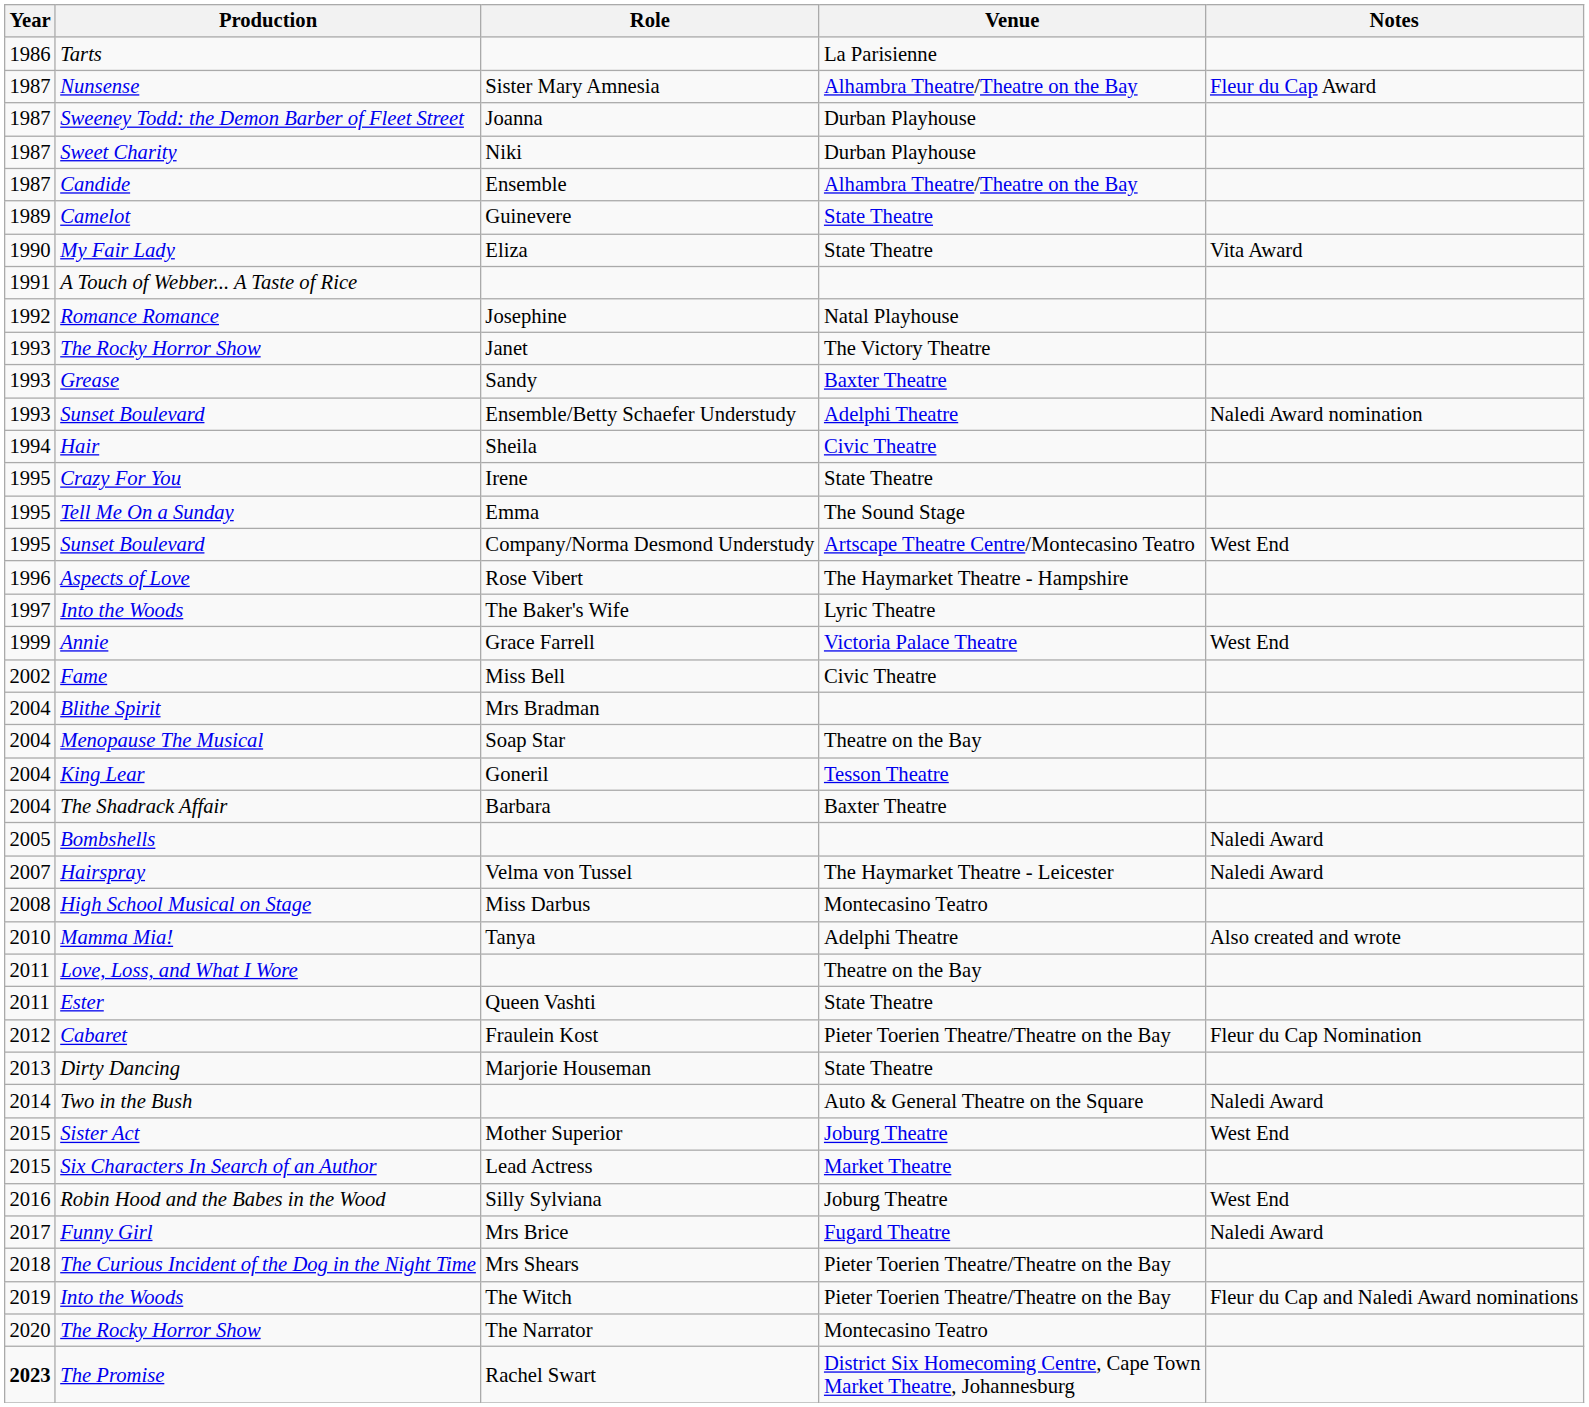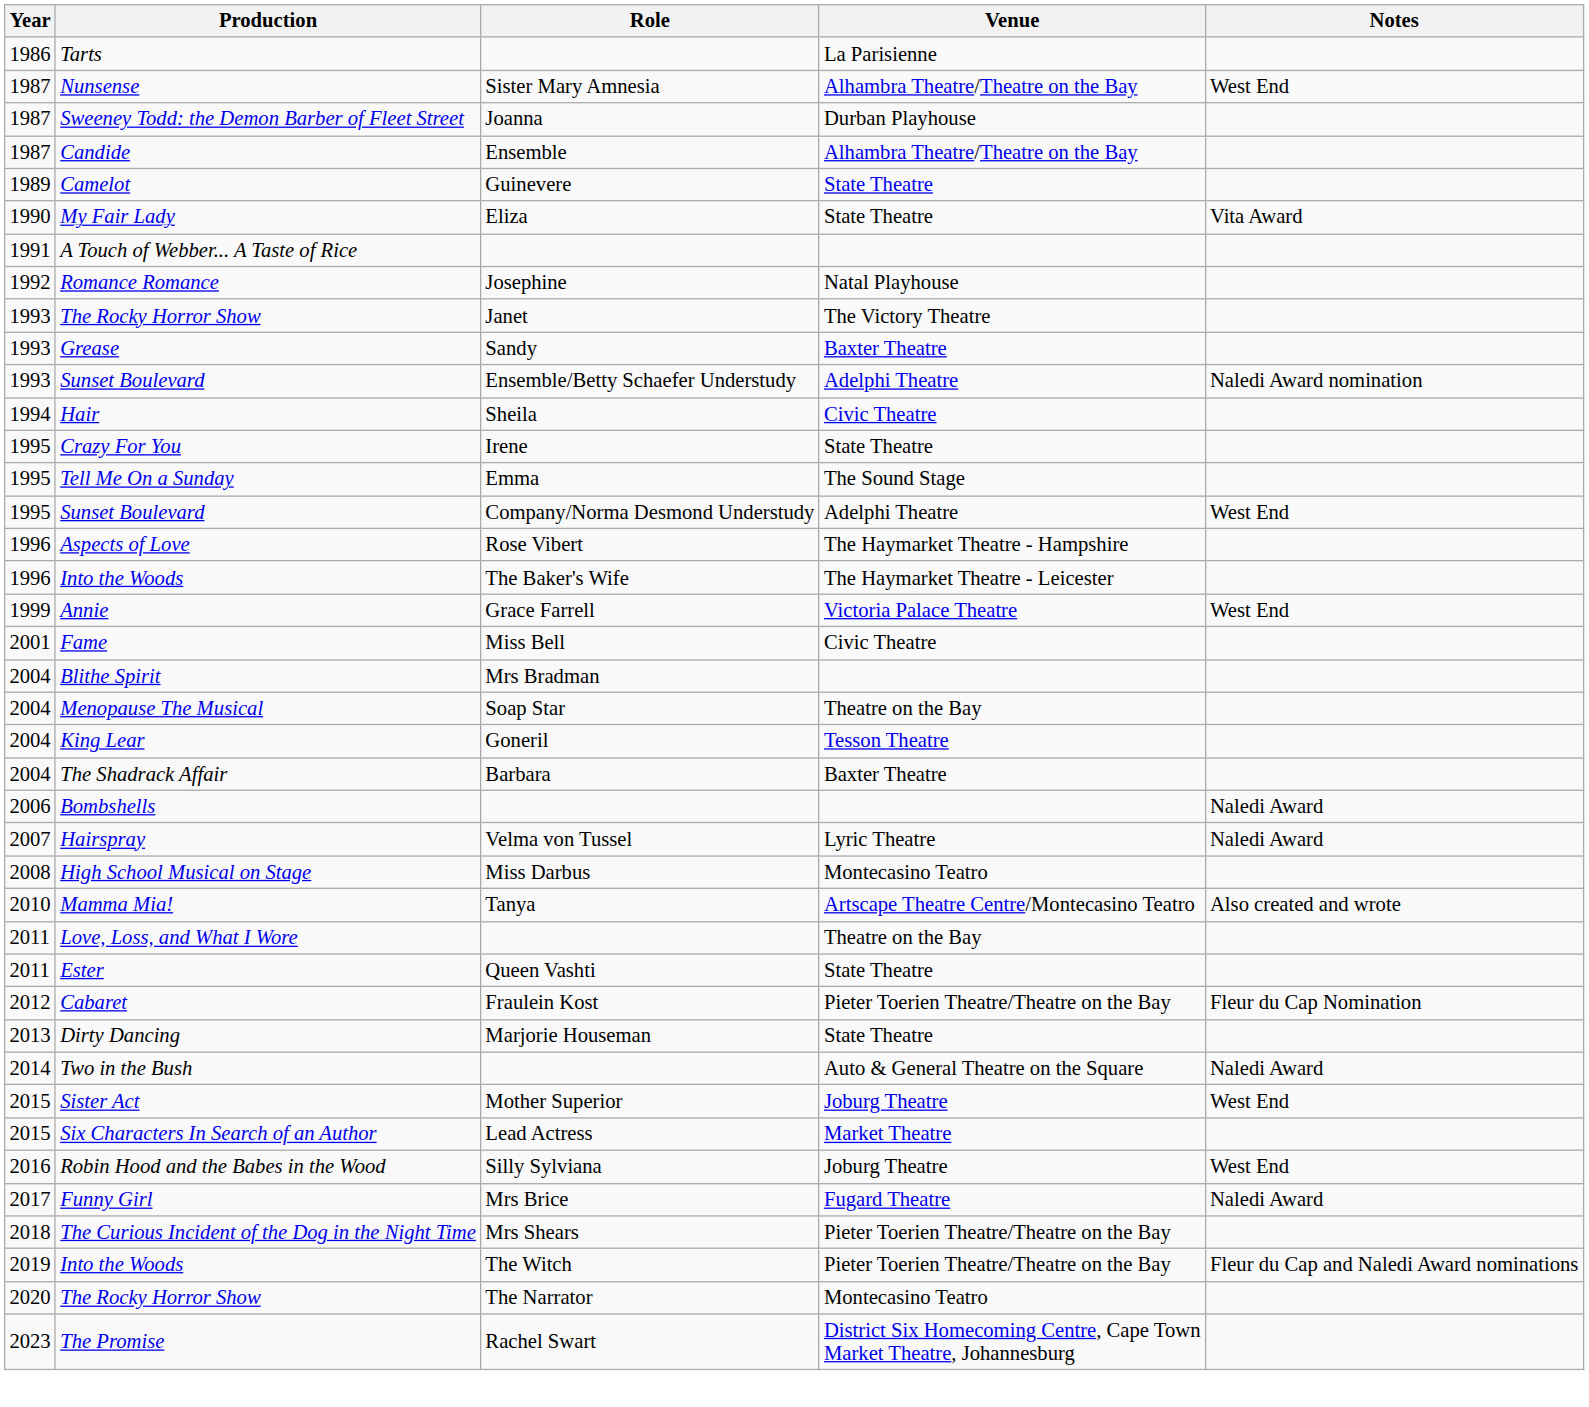(1293, 86) Fleur du Cap Award -> (1250, 86) West End
- row: (118, 151)
(1009, 544) Artscape Theatre Centre/Montecasino Teatro -> (891, 511) Adelphi Theatre
(30, 610) 1997 -> (30, 577) 1996
(880, 610) Lyric Theatre -> (969, 577) The Haymarket Theatre - Leicester
(30, 675) 2002 -> (30, 642) 2001
(30, 839) 2005 -> (30, 806) 2006
(969, 871) The Haymarket Theatre - Leicester -> (880, 839) Lyric Theatre
(891, 937) Adelphi Theatre -> (1009, 904) Artscape Theatre Centre/Montecasino Teatro
(30, 1374) bold -> (30, 1341) normal
